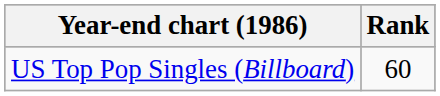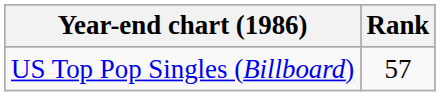(398, 68) 60 -> (398, 68) 57
